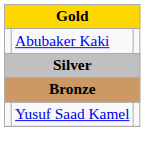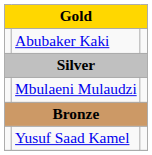+ row: (76, 89)
